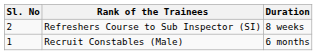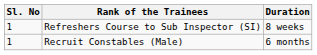(9, 27) 2 -> (9, 27) 1
